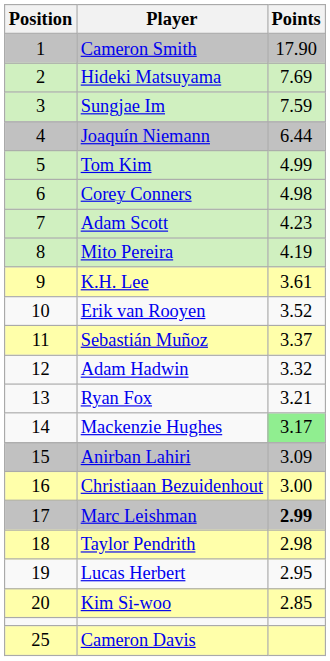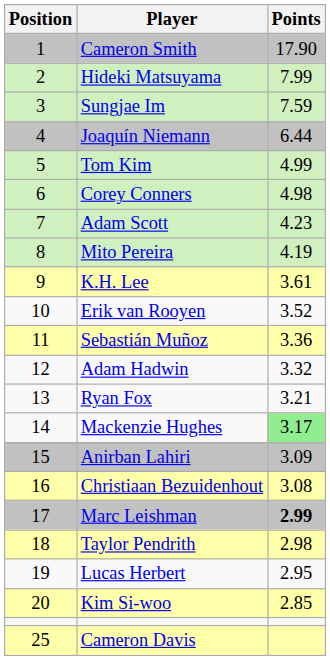(296, 77) 7.69 -> (296, 77) 7.99
(296, 340) 3.37 -> (296, 340) 3.36
(296, 485) 3.00 -> (296, 485) 3.08
